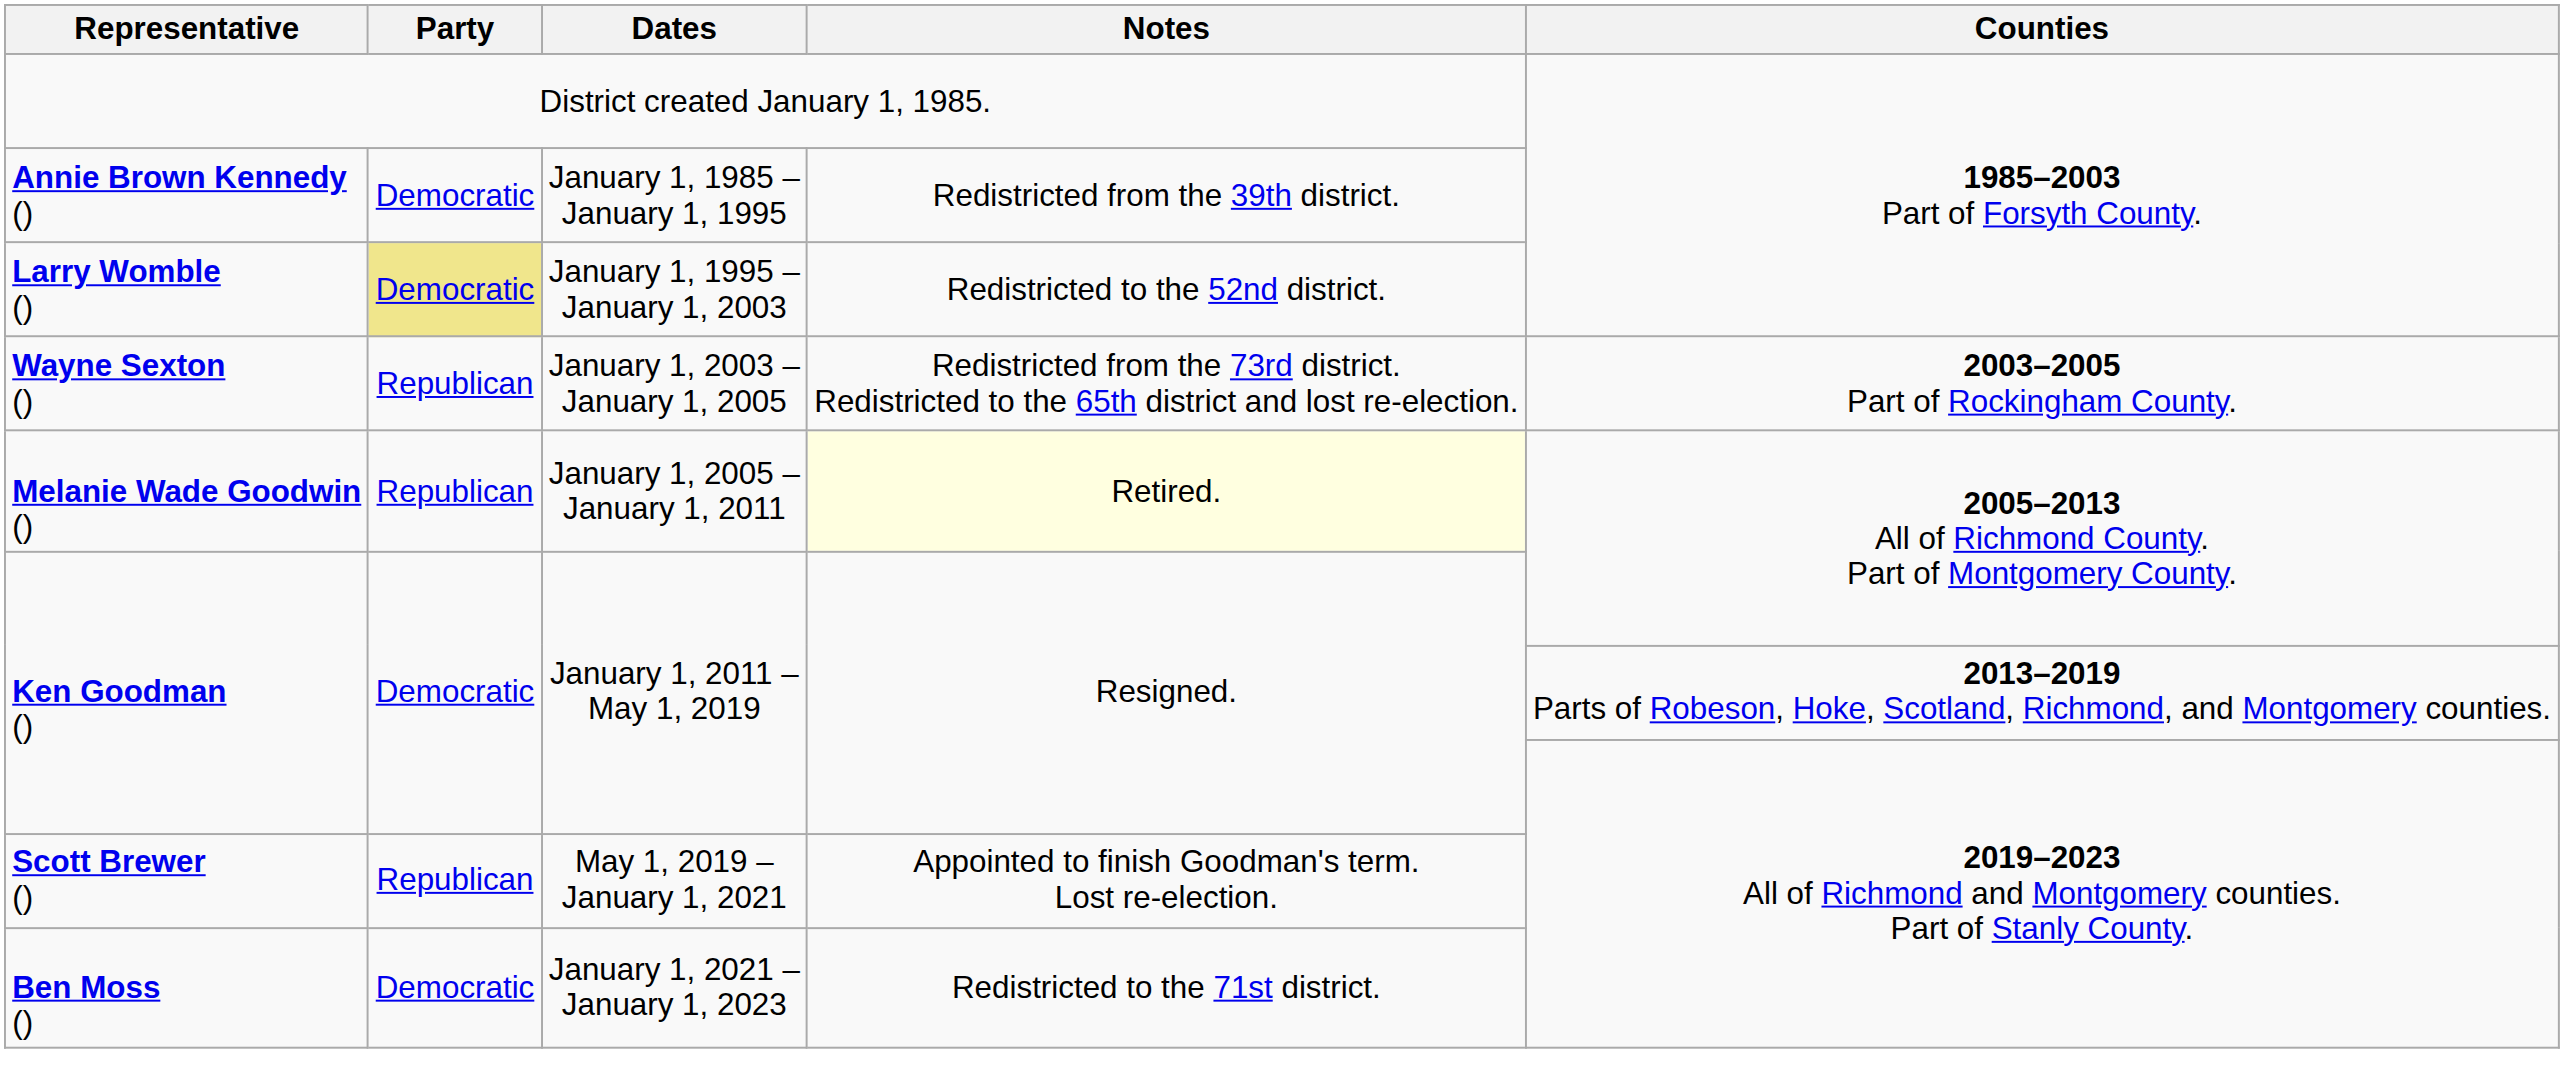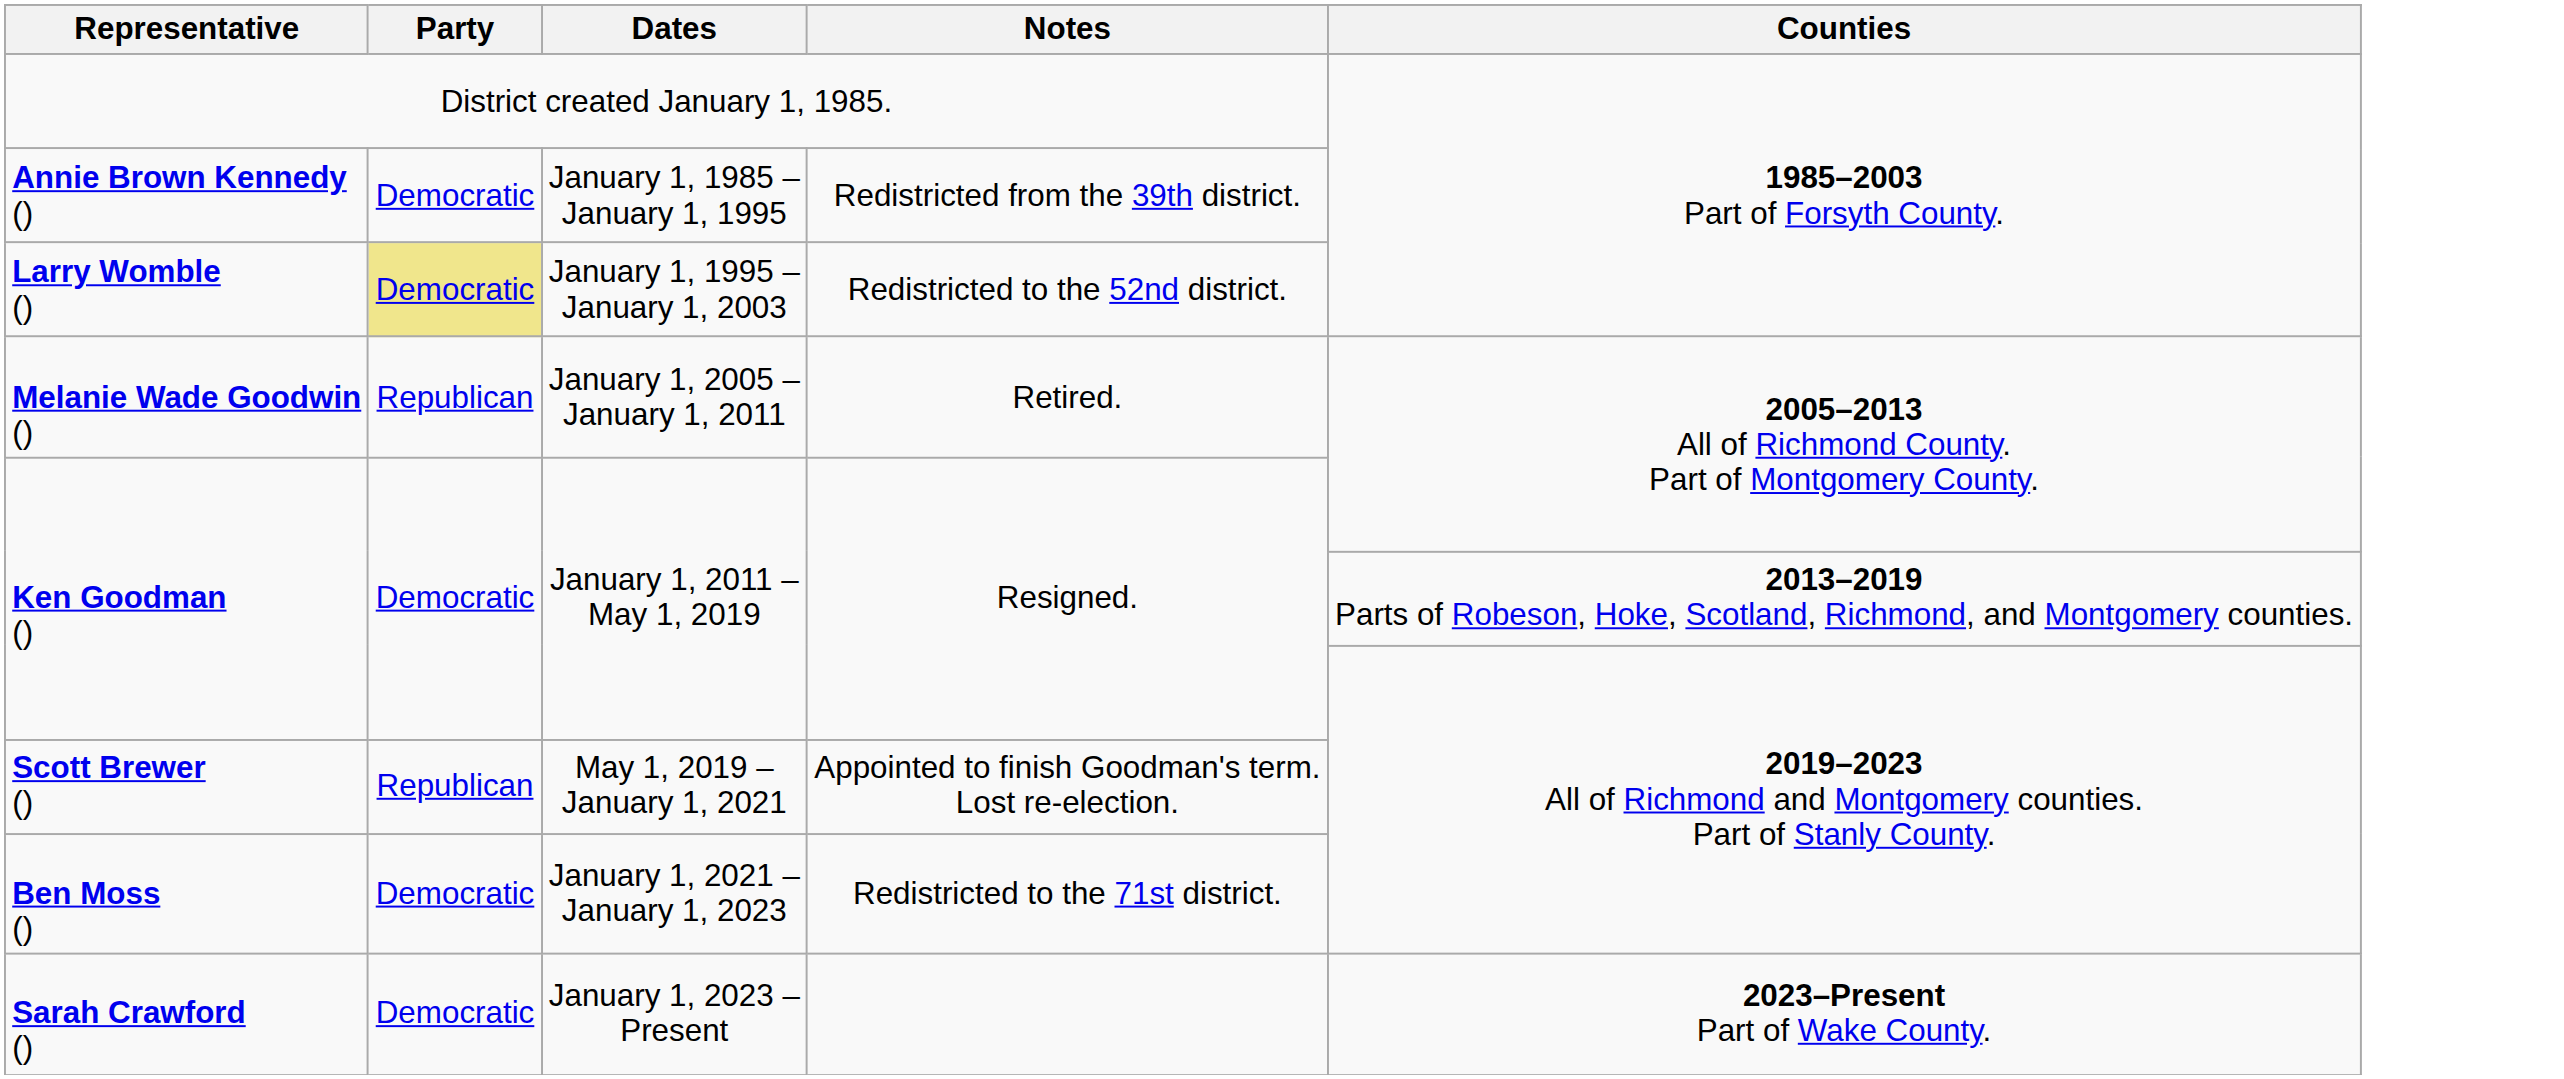- row: (119, 383)
(1166, 490) lightyellow background -> (1067, 396) no background
+ row: (129, 1031)
